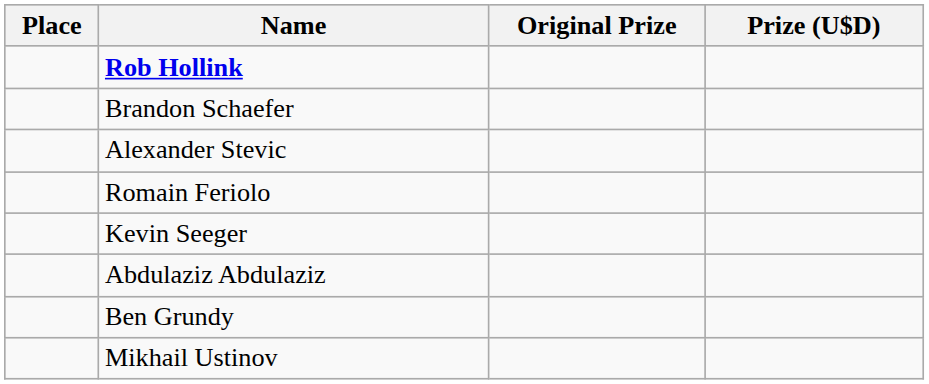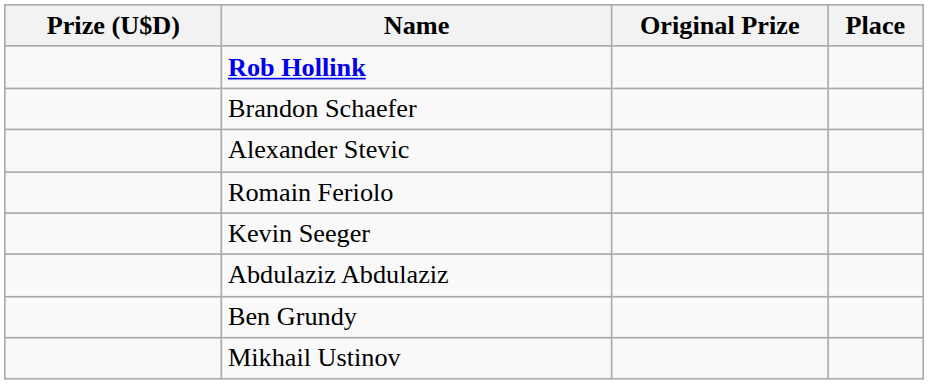columns swapped: (52, 25) <-> (814, 25)
